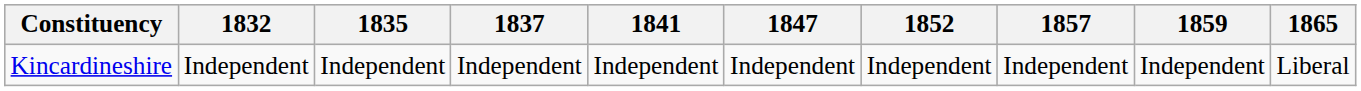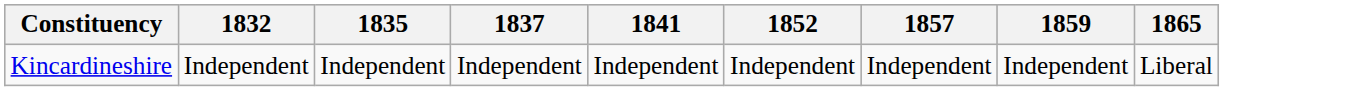- column: (793, 24)
